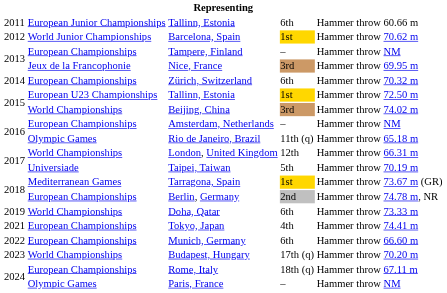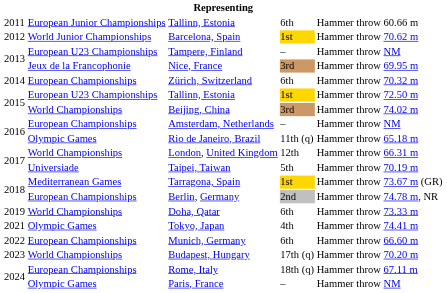(82, 51) European Championships -> (93, 51) European U23 Championships
(82, 225) European Championships -> (62, 225) Olympic Games
